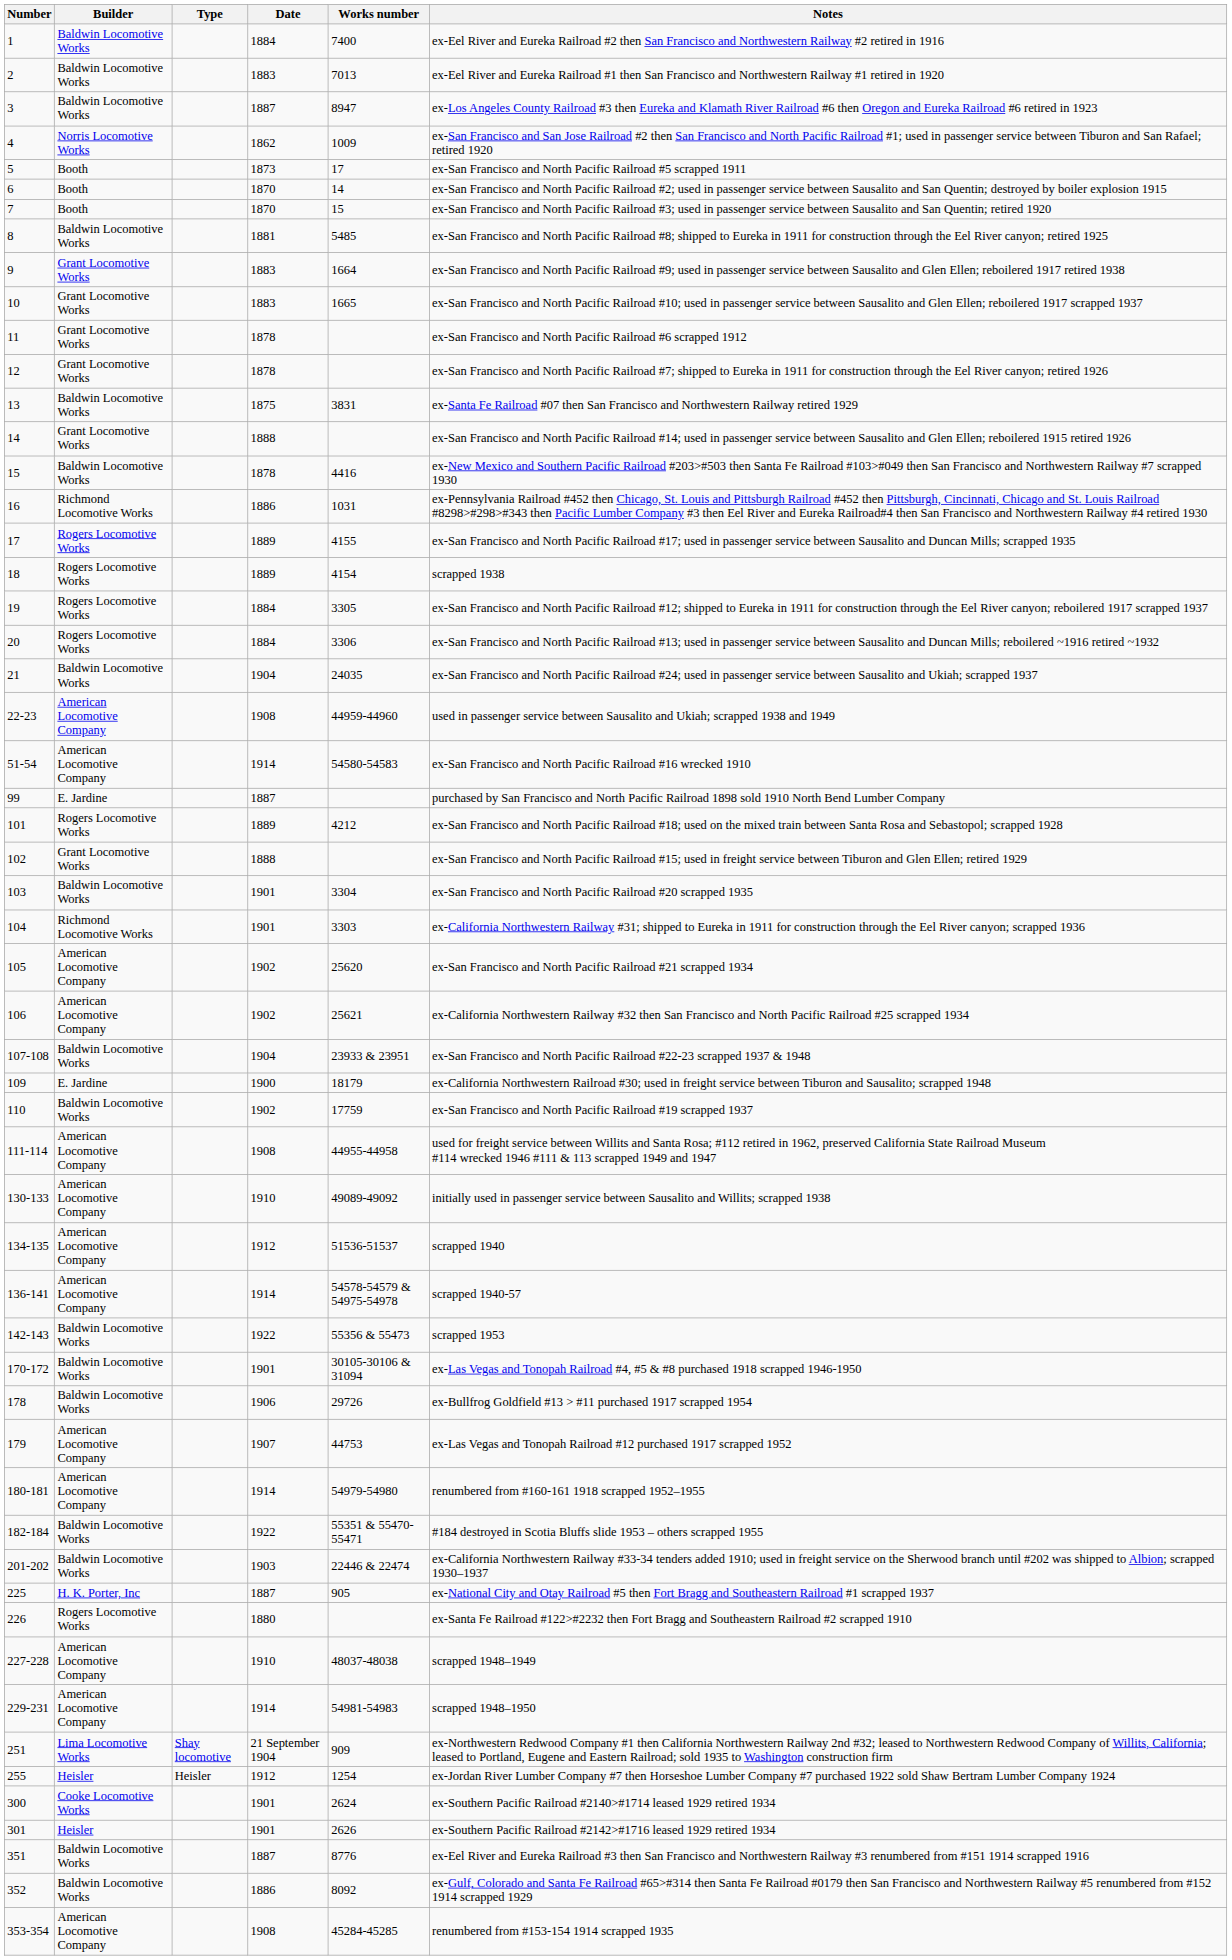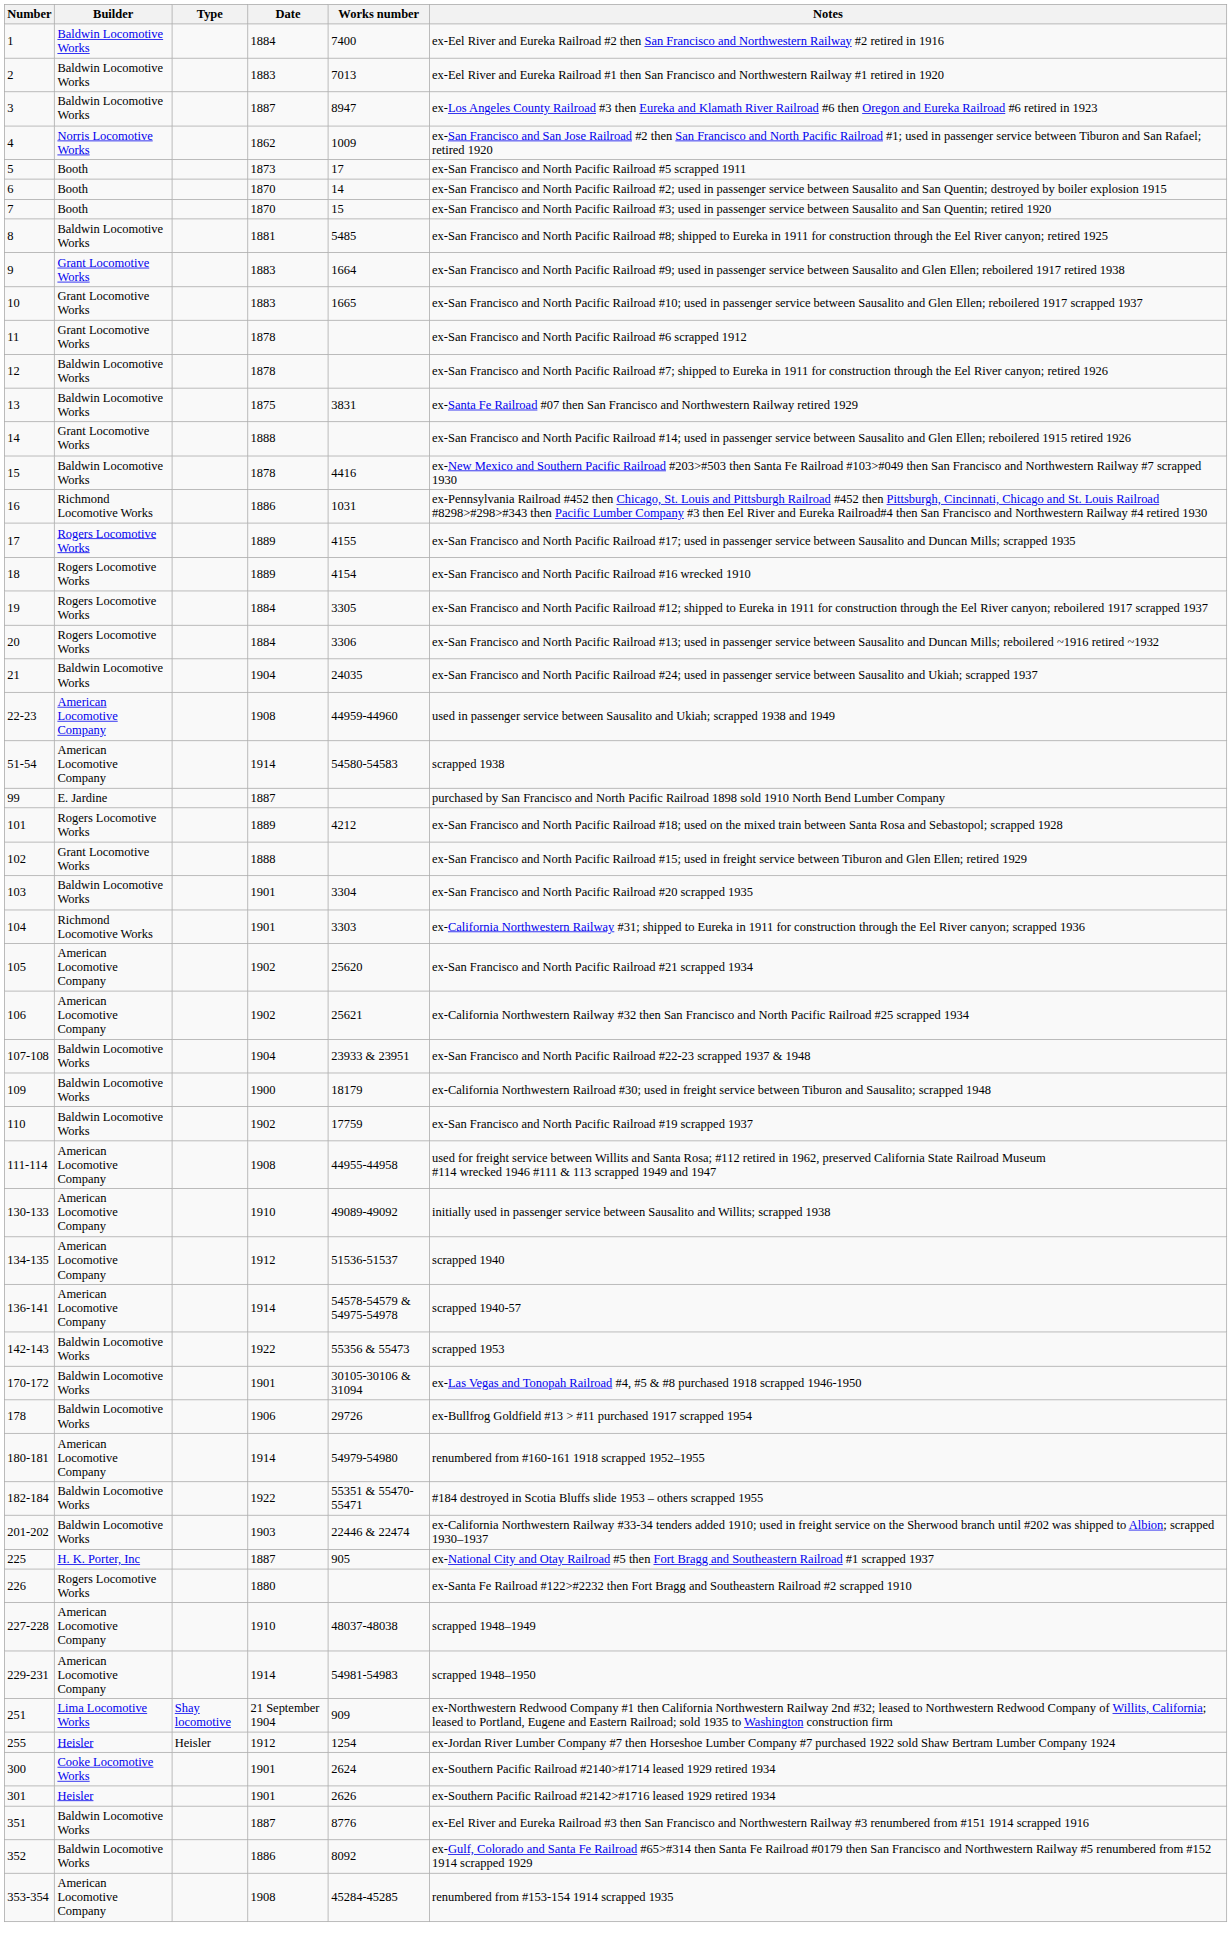(103, 371) Grant Locomotive Works -> (110, 371) Baldwin Locomotive Works
(468, 574) scrapped 1938 -> (591, 574) ex-San Francisco and North Pacific Railroad #16 wrecked 1910
(591, 764) ex-San Francisco and North Pacific Railroad #16 wrecked 1910 -> (468, 764) scrapped 1938
(82, 1082) E. Jardine -> (110, 1090) Baldwin Locomotive Works
- row: (17, 1443)
